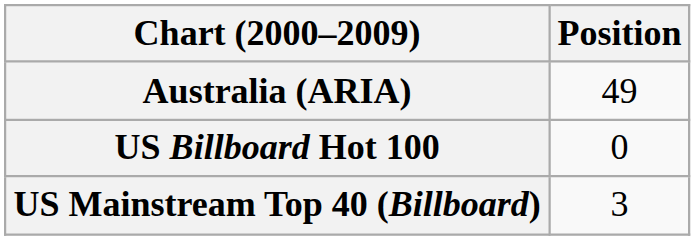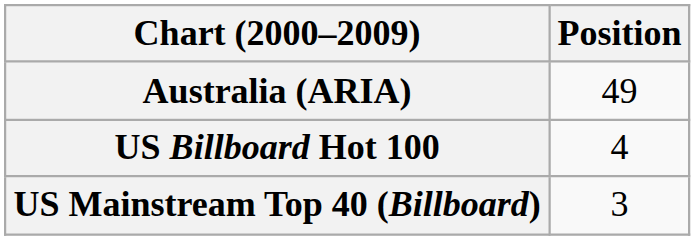(619, 147) 0 -> (619, 147) 4
